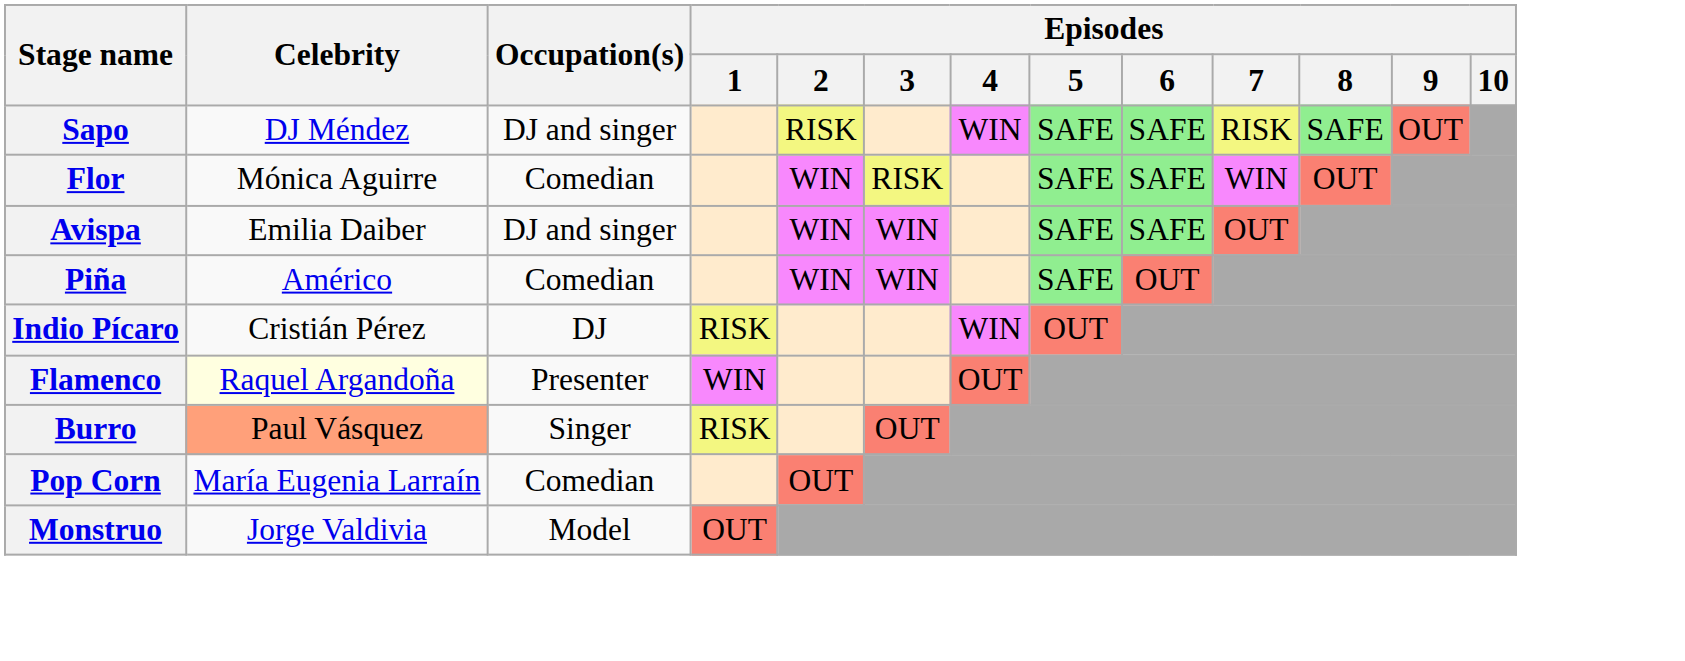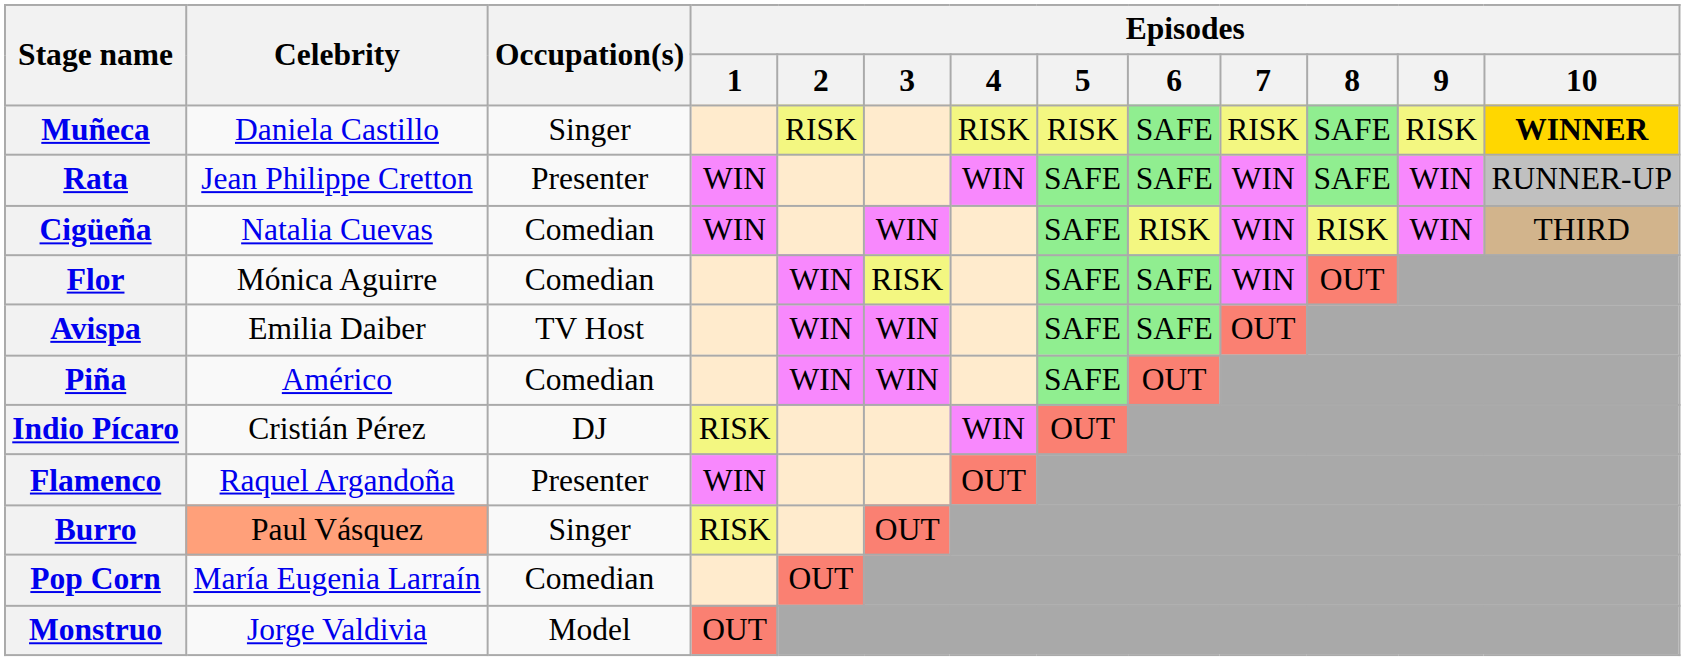+ row: (96, 129)
+ row: (96, 179)
+ row: (96, 229)
- row: (96, 129)
(590, 229) DJ and singer -> (590, 329) TV Host
(337, 379) lightyellow background -> (337, 479) no background
